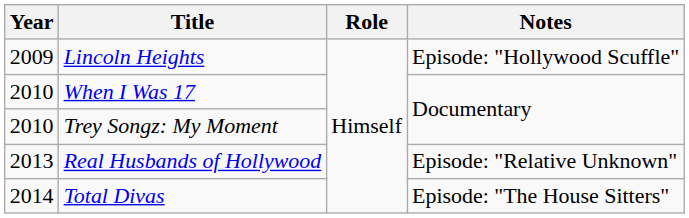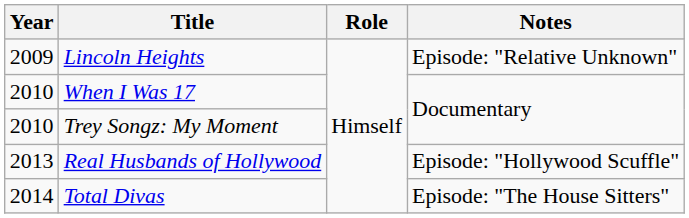(546, 56) Episode: "Hollywood Scuffle" -> (545, 56) Episode: "Relative Unknown"
(545, 160) Episode: "Relative Unknown" -> (546, 160) Episode: "Hollywood Scuffle"
